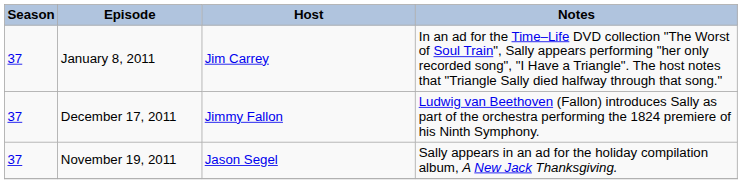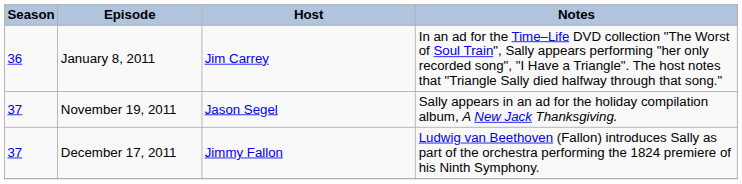(15, 58) 37 -> (15, 58) 36
rows swapped: (119, 160) <-> (119, 116)
